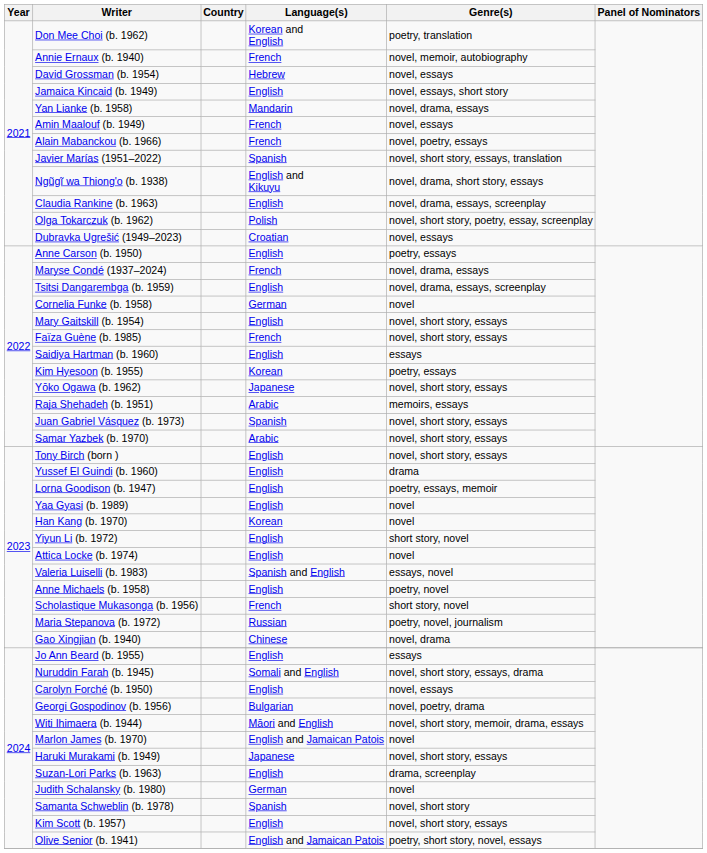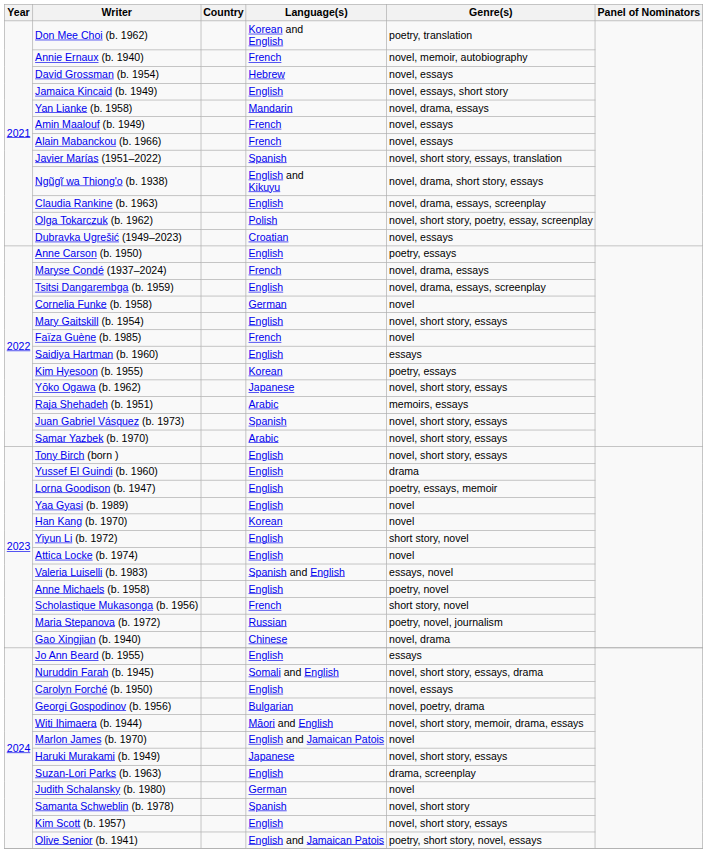(438, 141) novel, poetry, essays -> (421, 141) novel, essays
(448, 338) novel, short story, essays -> (402, 338) novel
